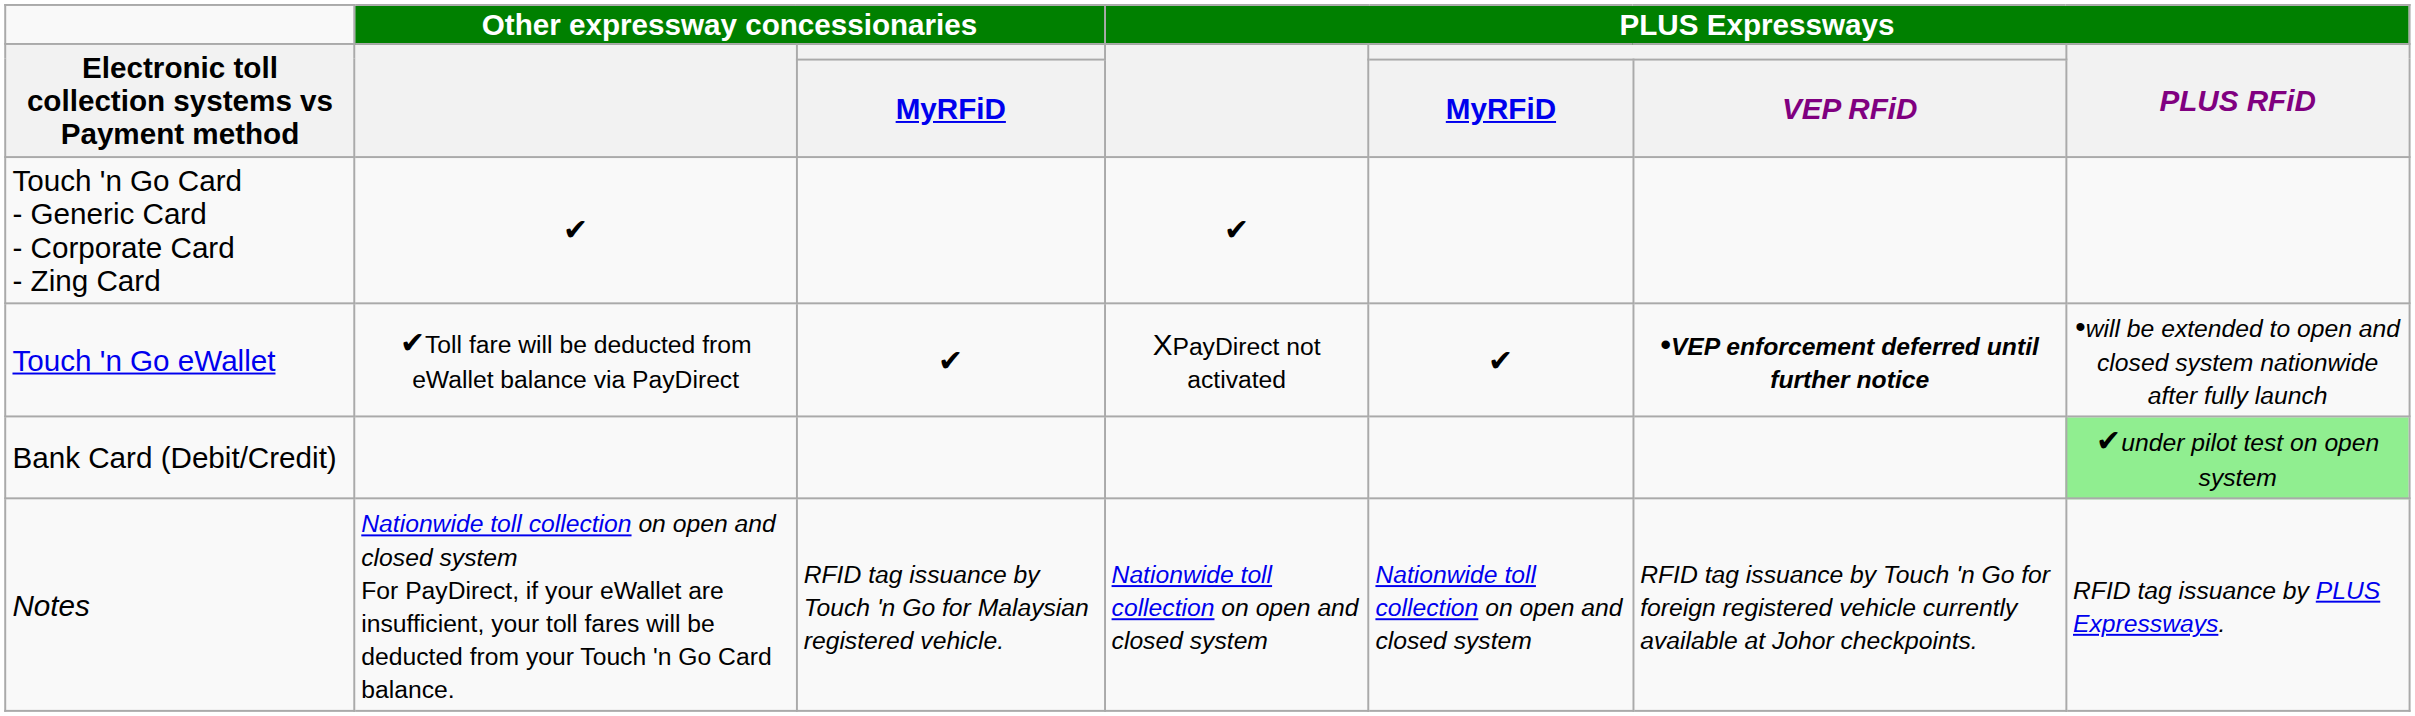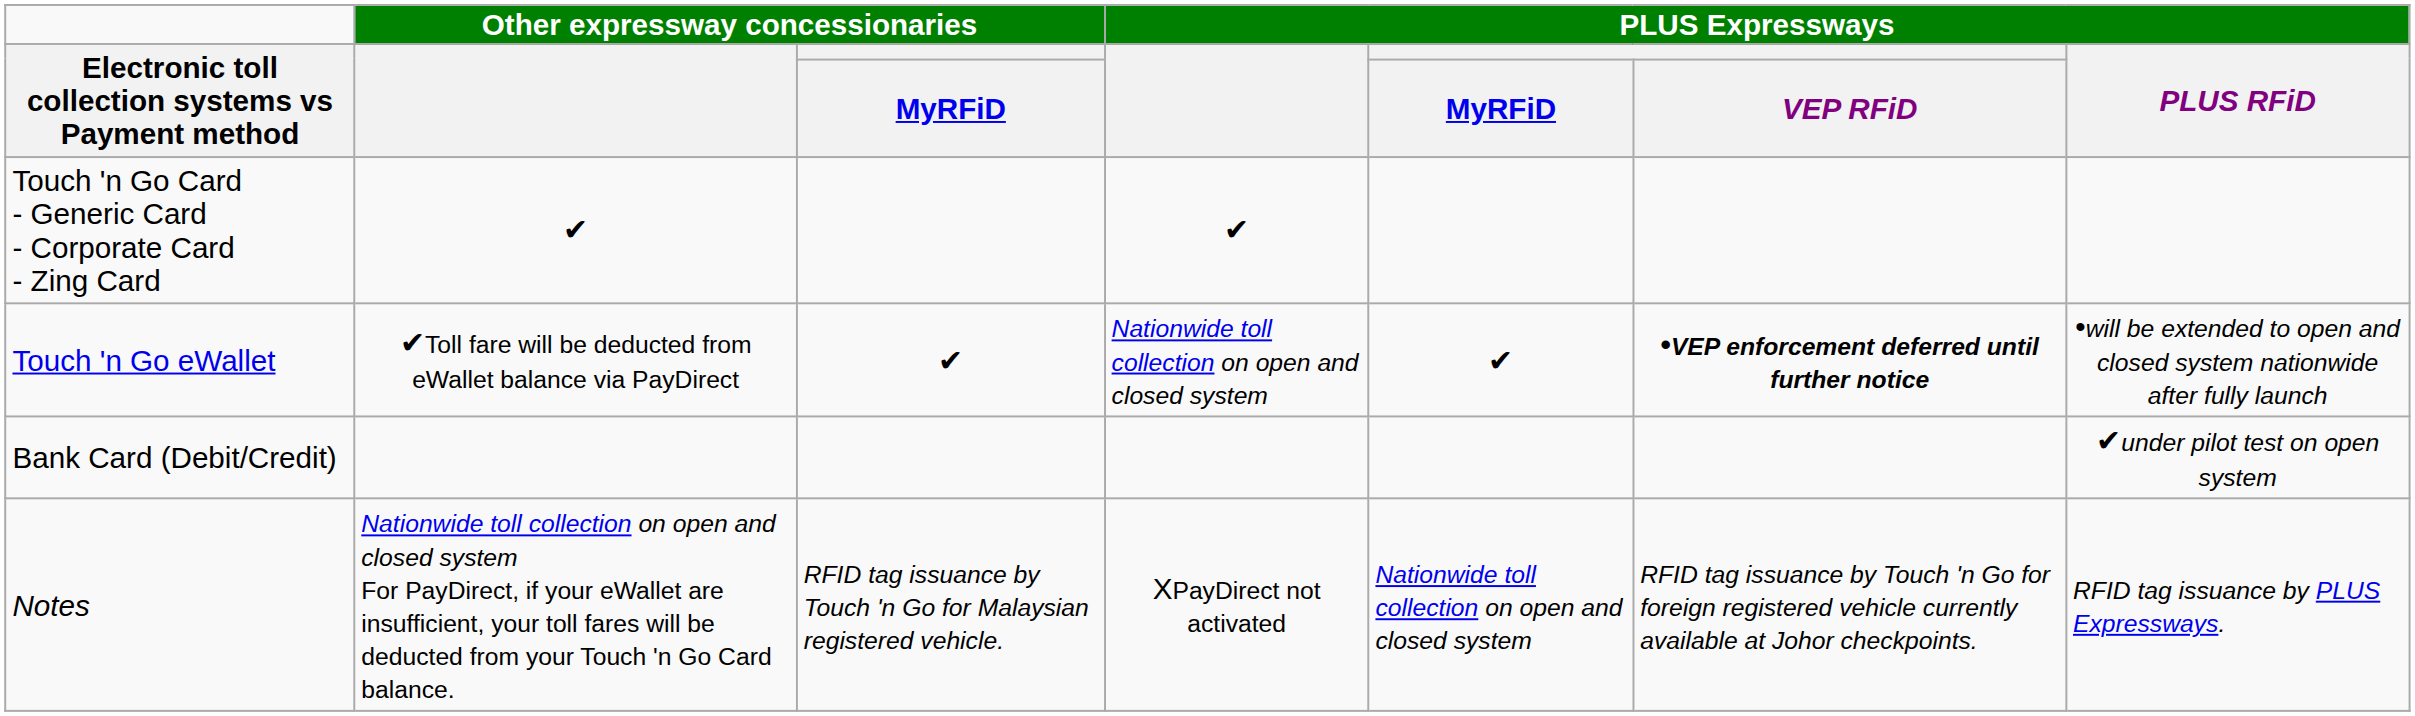(1237, 360) XPayDirect not activated -> (1235, 363) Nationwide toll collection on open and closed system
(2238, 458) lightgreen background -> (2238, 458) no background
(1235, 608) Nationwide toll collection on open and closed system -> (1237, 605) XPayDirect not activated
